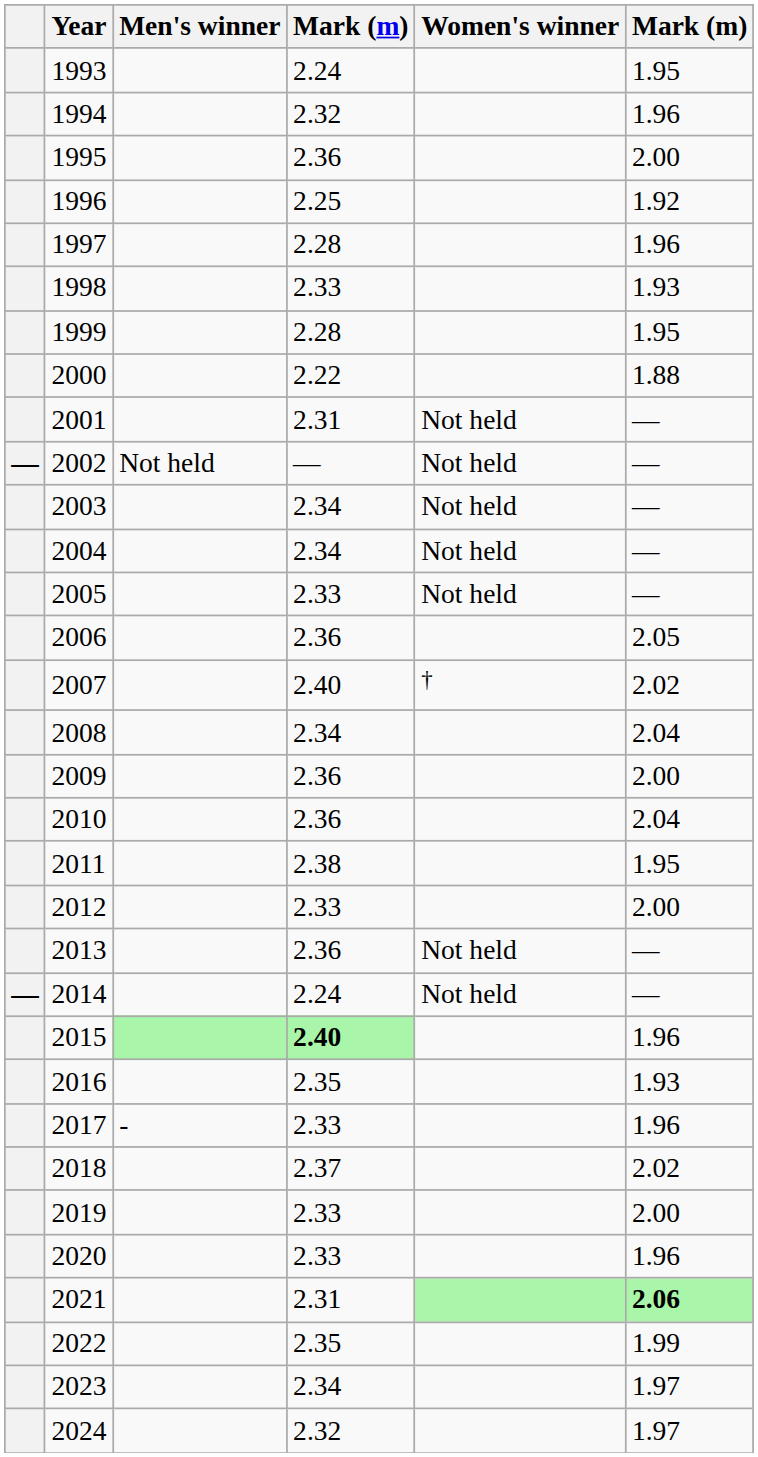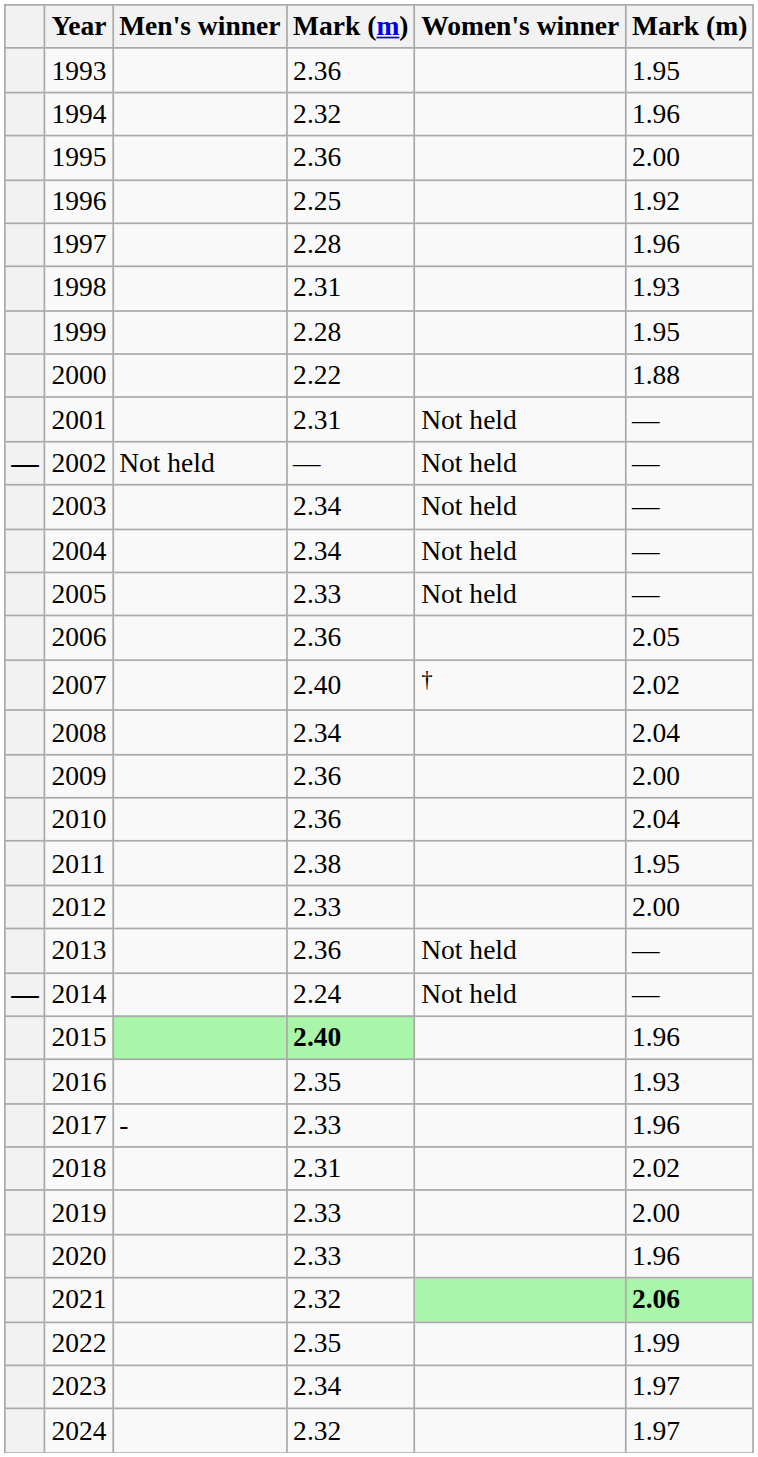(317, 69) 2.24 -> (317, 69) 2.36
(317, 288) 2.33 -> (317, 288) 2.31
(317, 1168) 2.37 -> (317, 1168) 2.31
(317, 1299) 2.31 -> (317, 1299) 2.32
